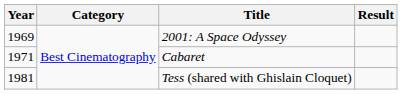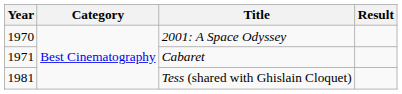(21, 36) 1969 -> (21, 36) 1970
